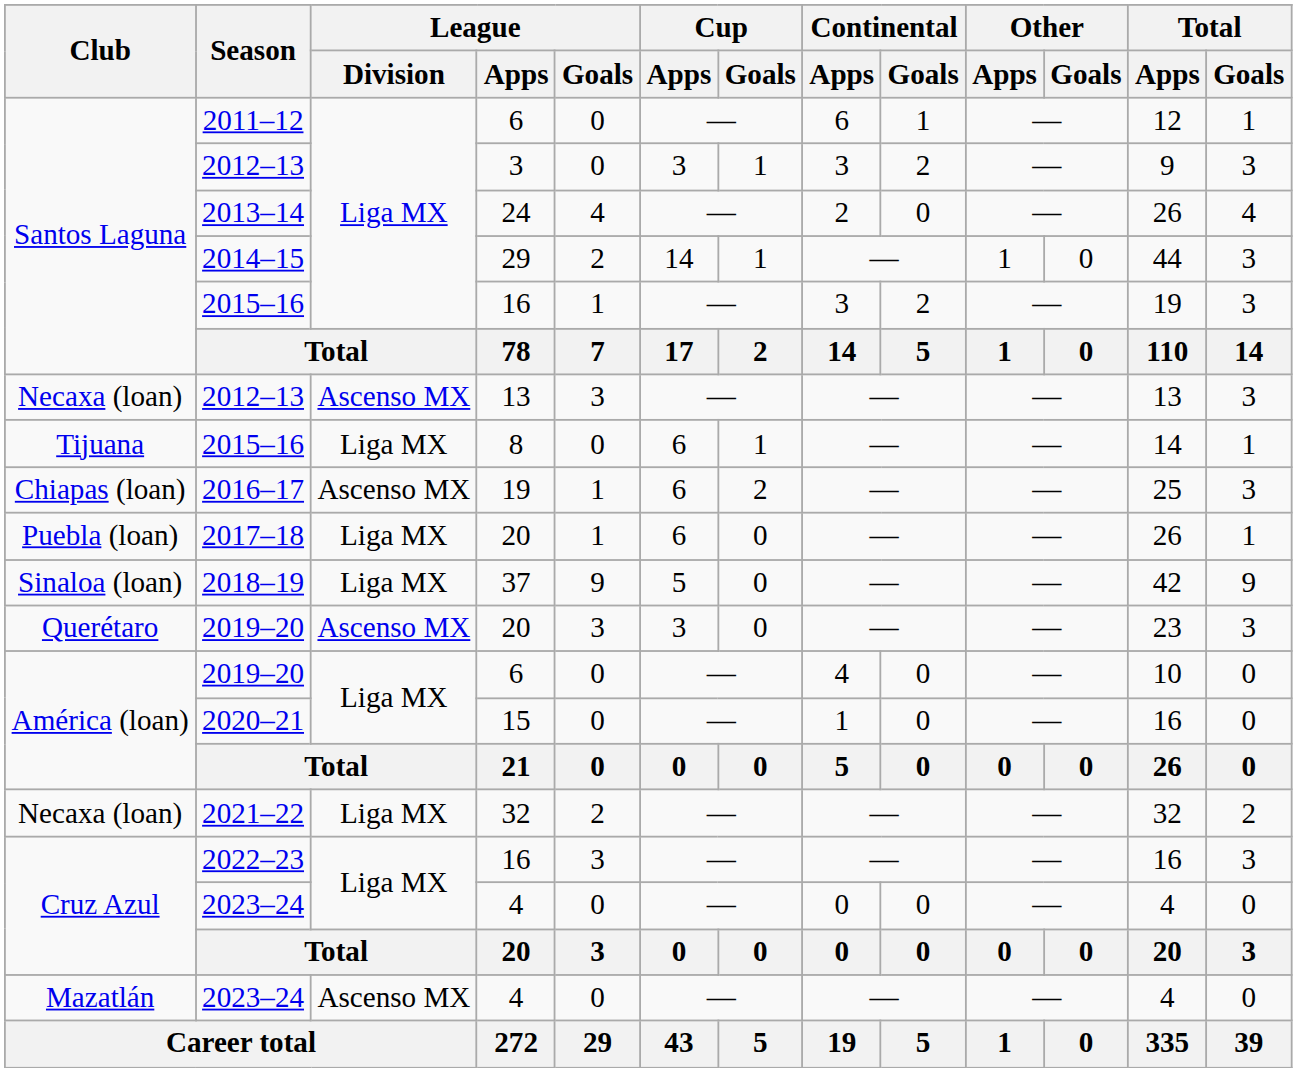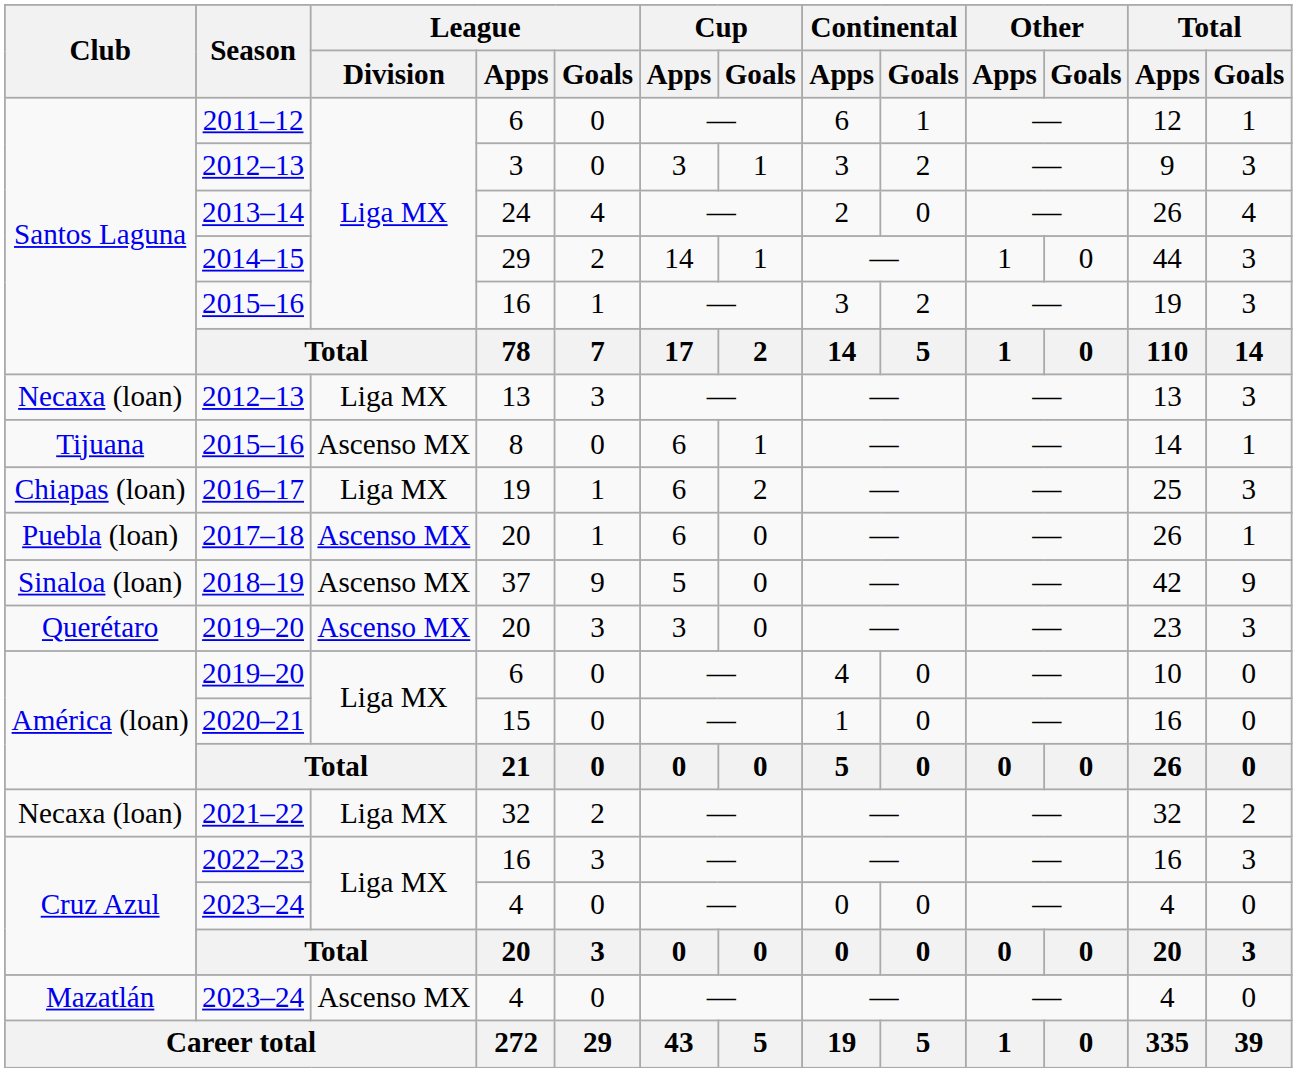(394, 397) Ascenso MX -> (394, 397) Liga MX
(394, 443) Liga MX -> (394, 443) Ascenso MX
(394, 489) Ascenso MX -> (394, 489) Liga MX
(394, 535) Liga MX -> (394, 535) Ascenso MX
(394, 581) Liga MX -> (394, 581) Ascenso MX
